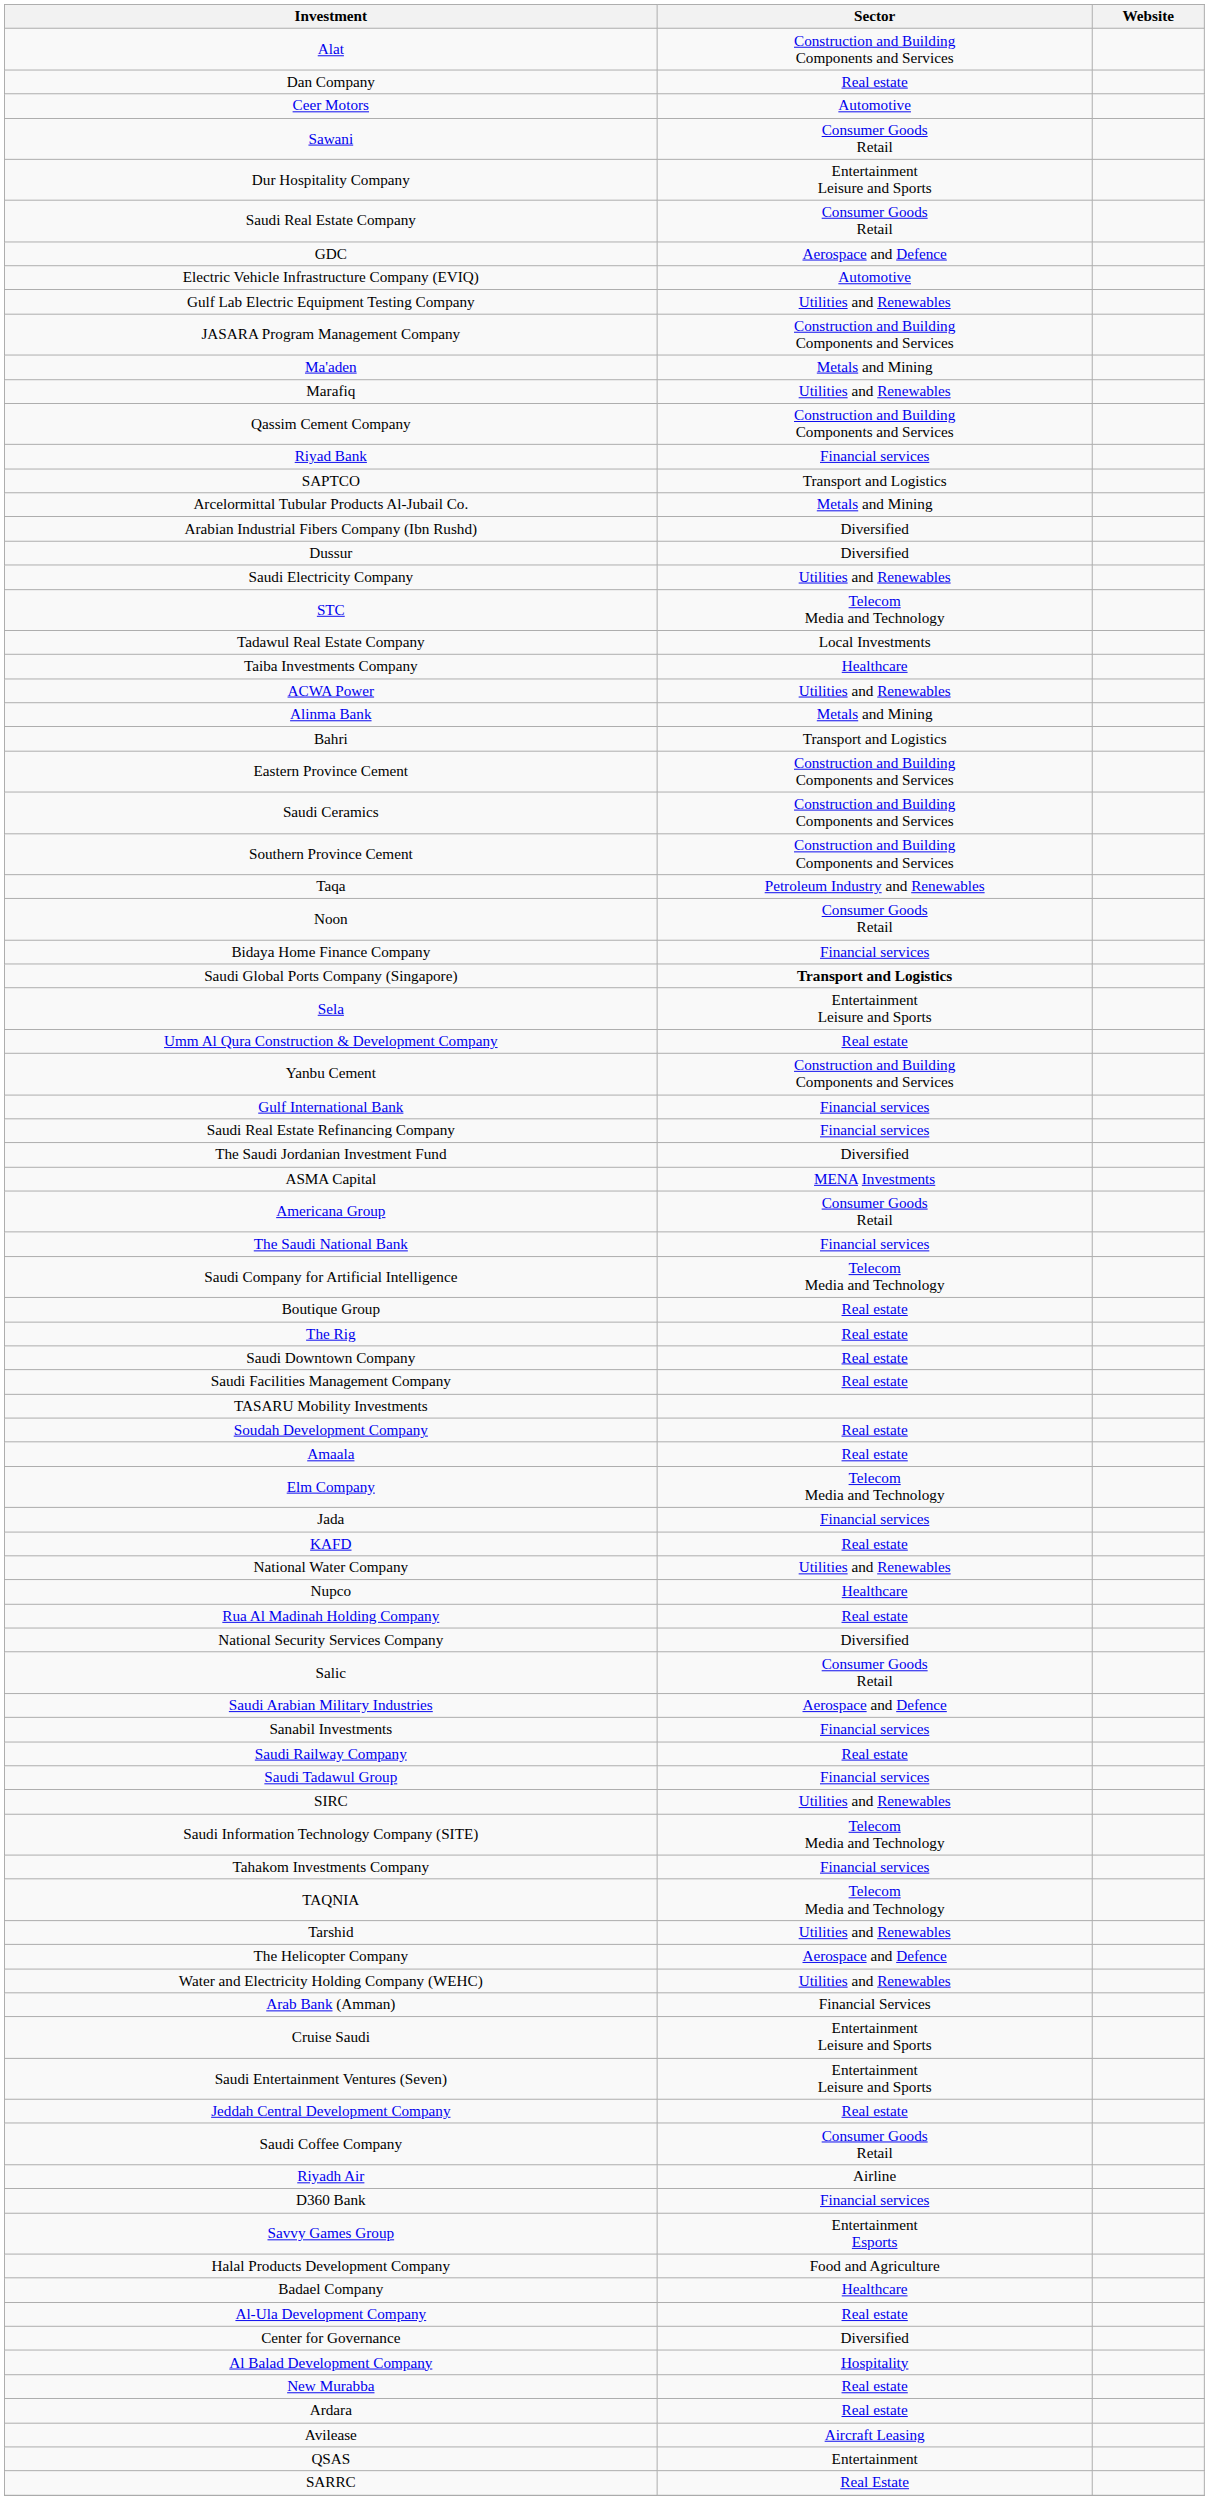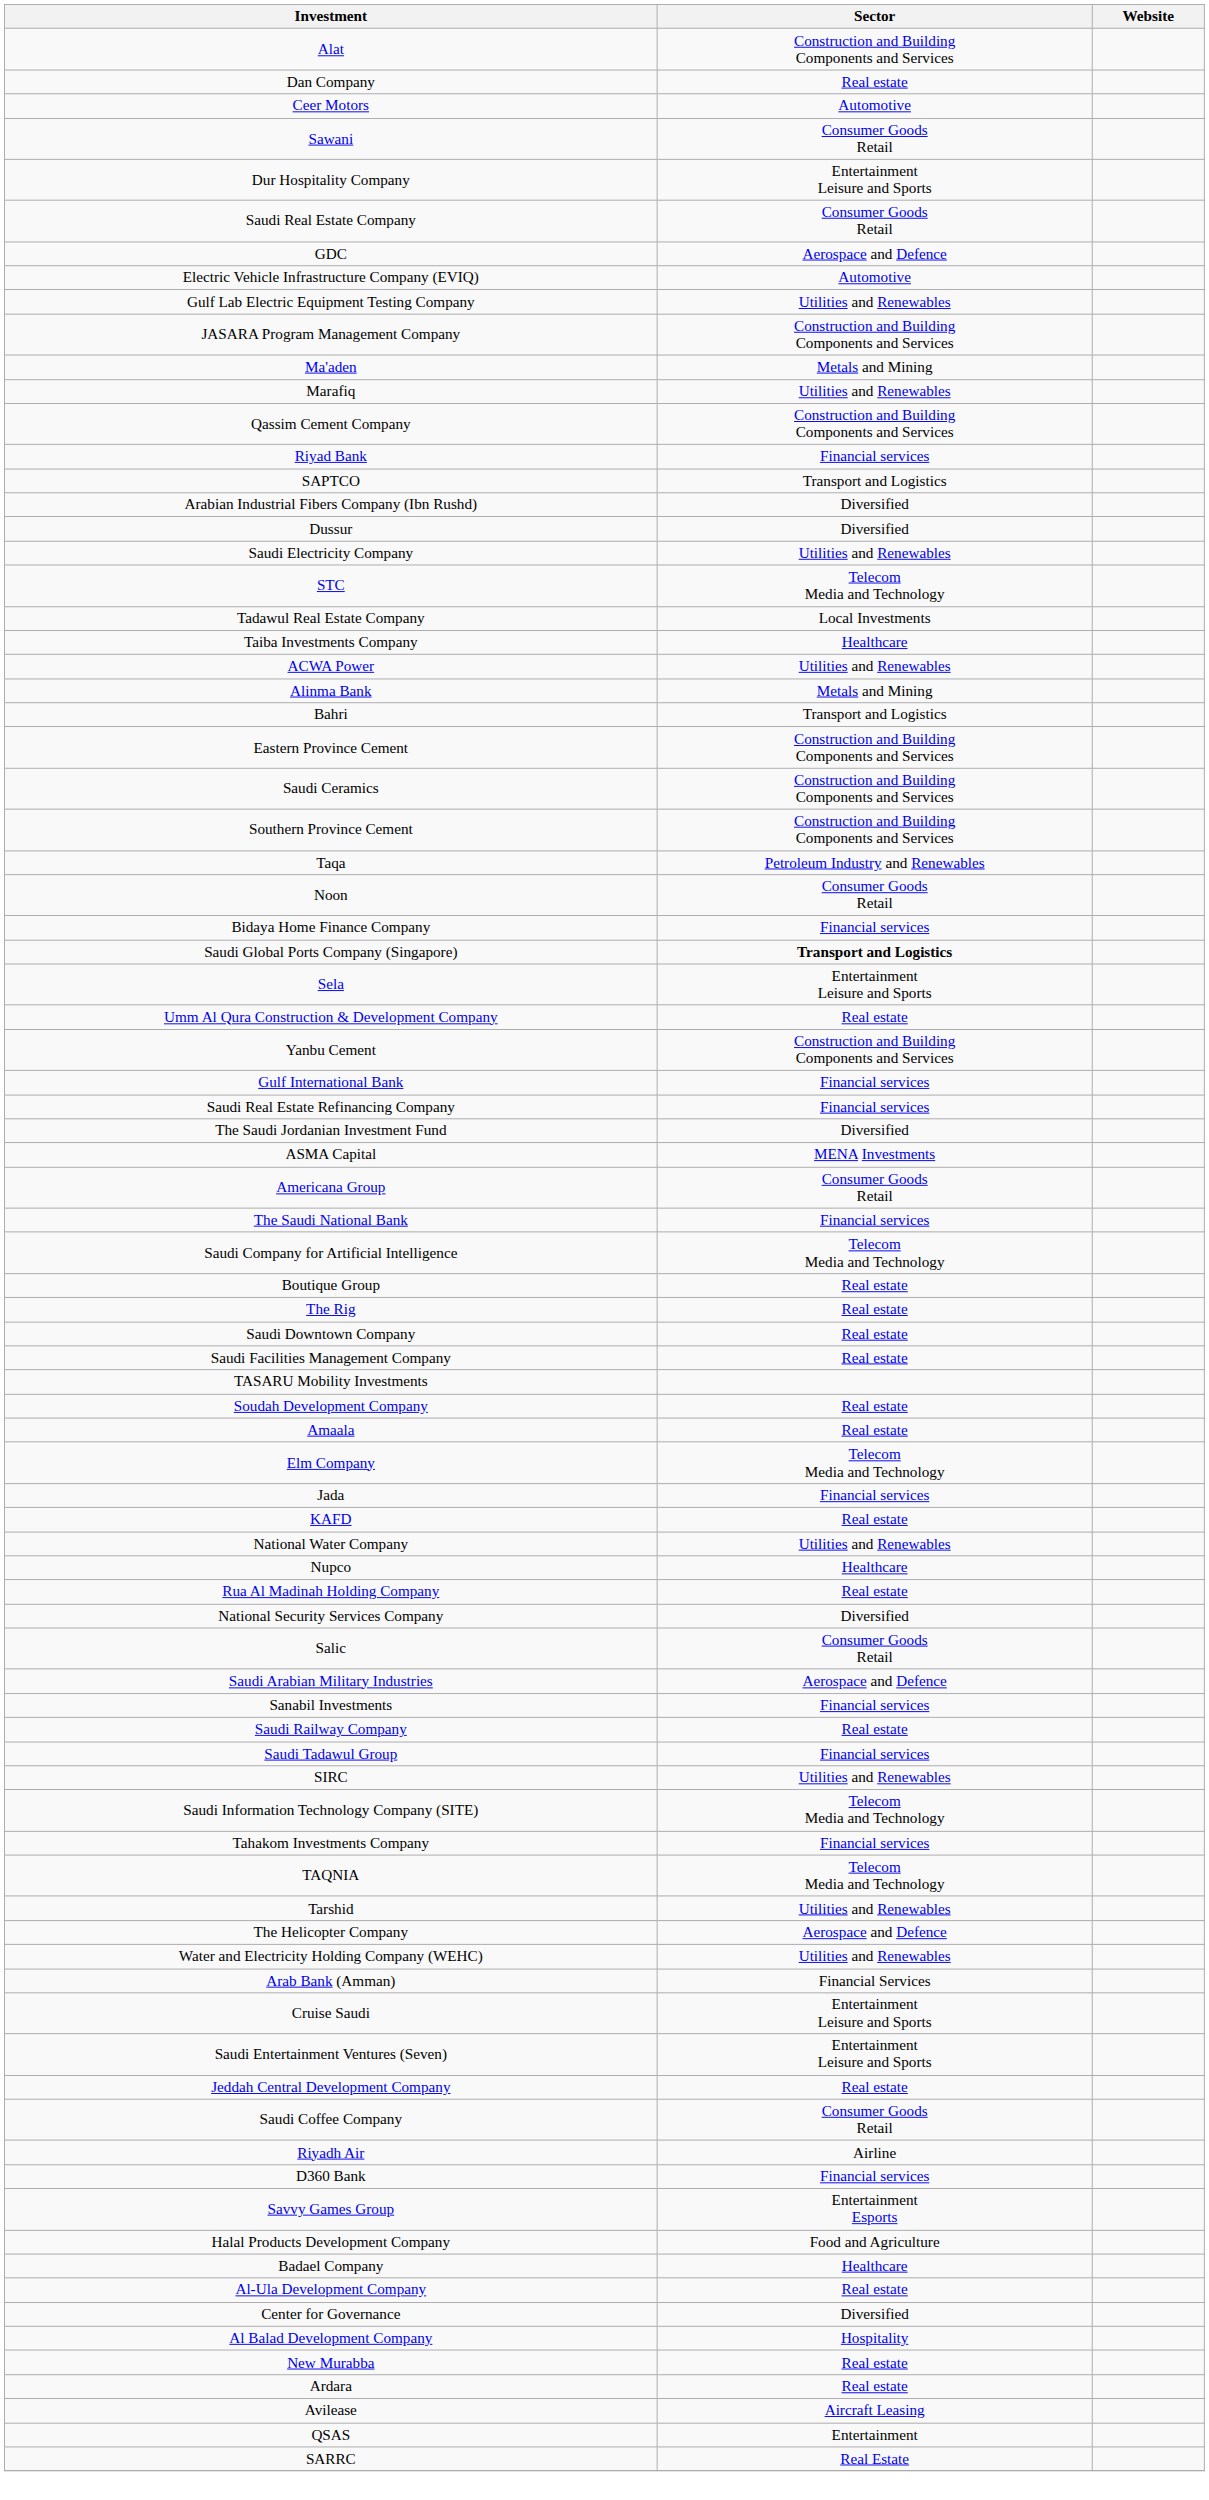- row: (331, 504)
